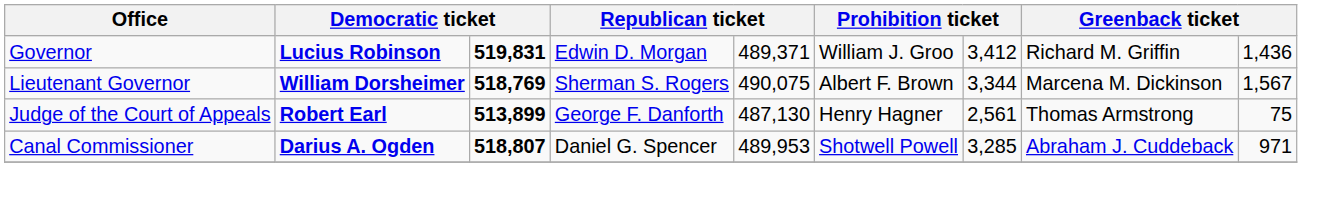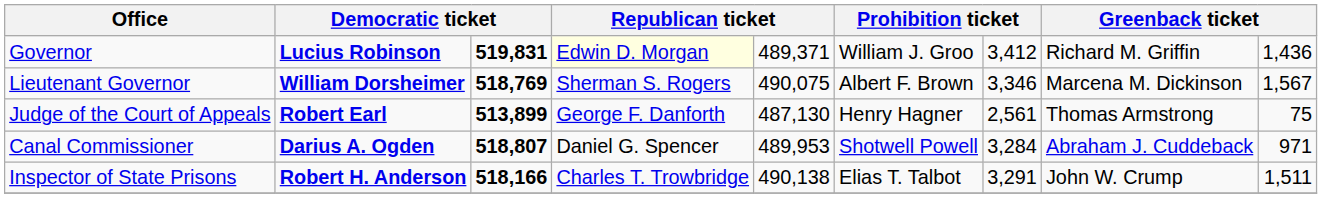(631, 51) no background -> (633, 51) lightyellow background
(992, 83) 3,344 -> (1012, 83) 3,346
(992, 146) 3,285 -> (1012, 146) 3,284
+ row: (123, 177)
